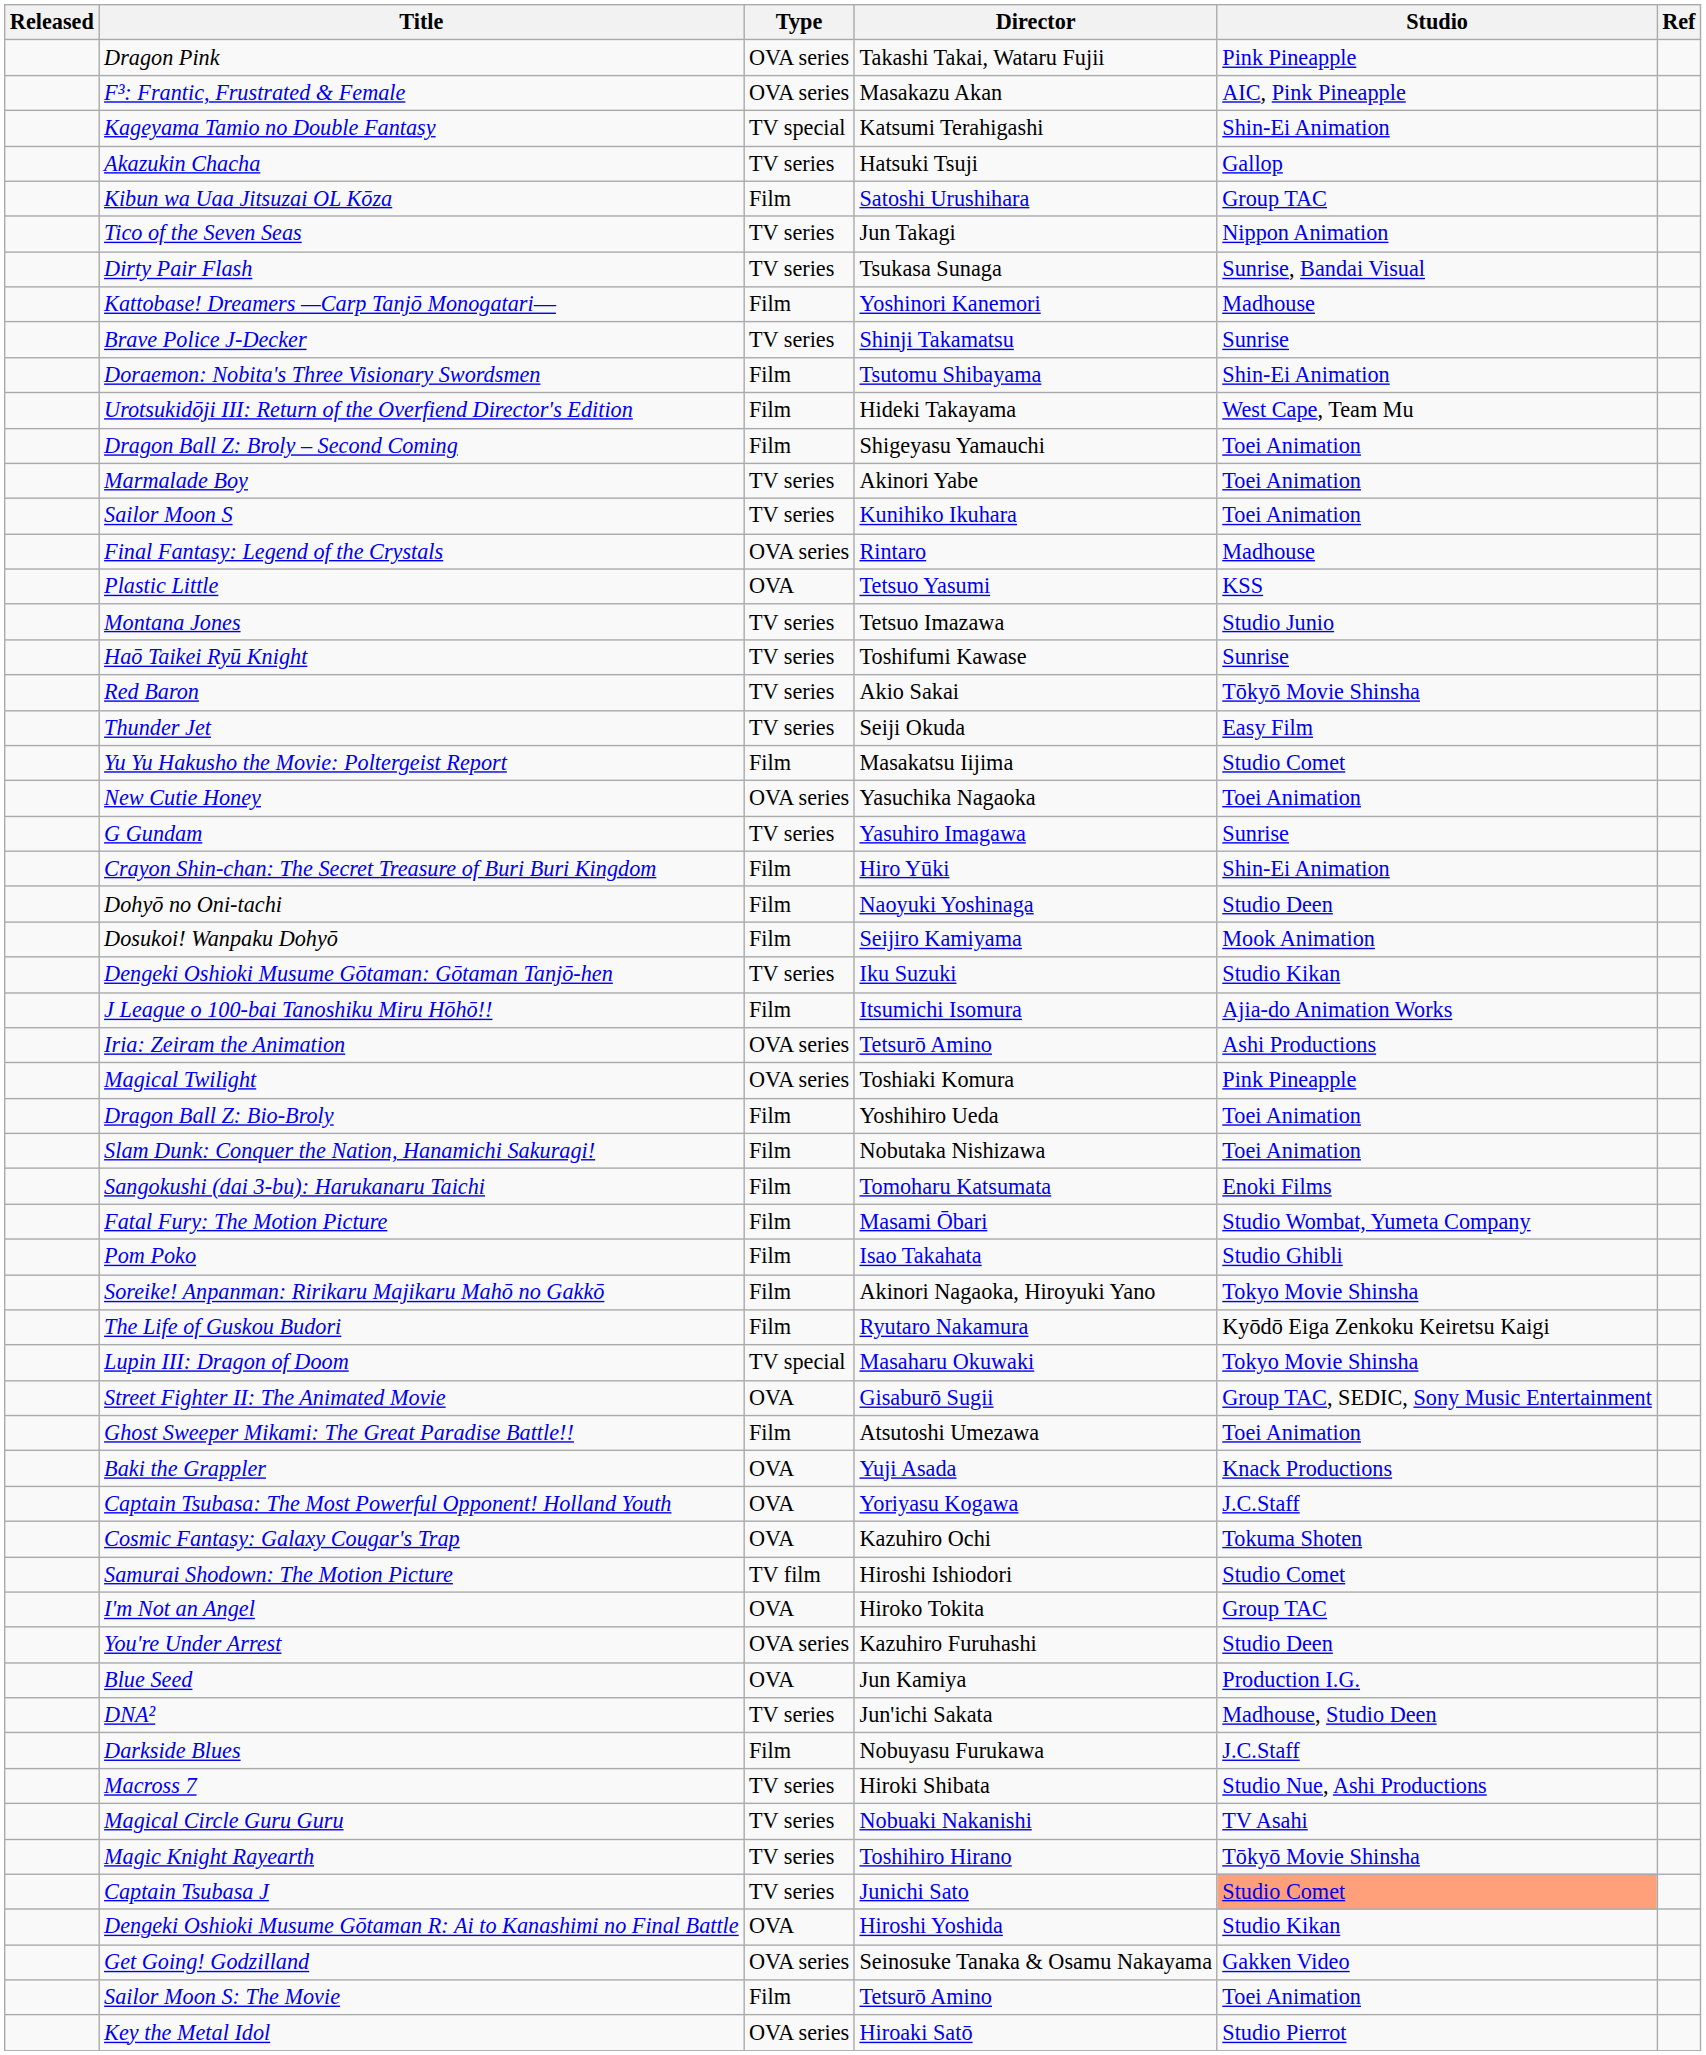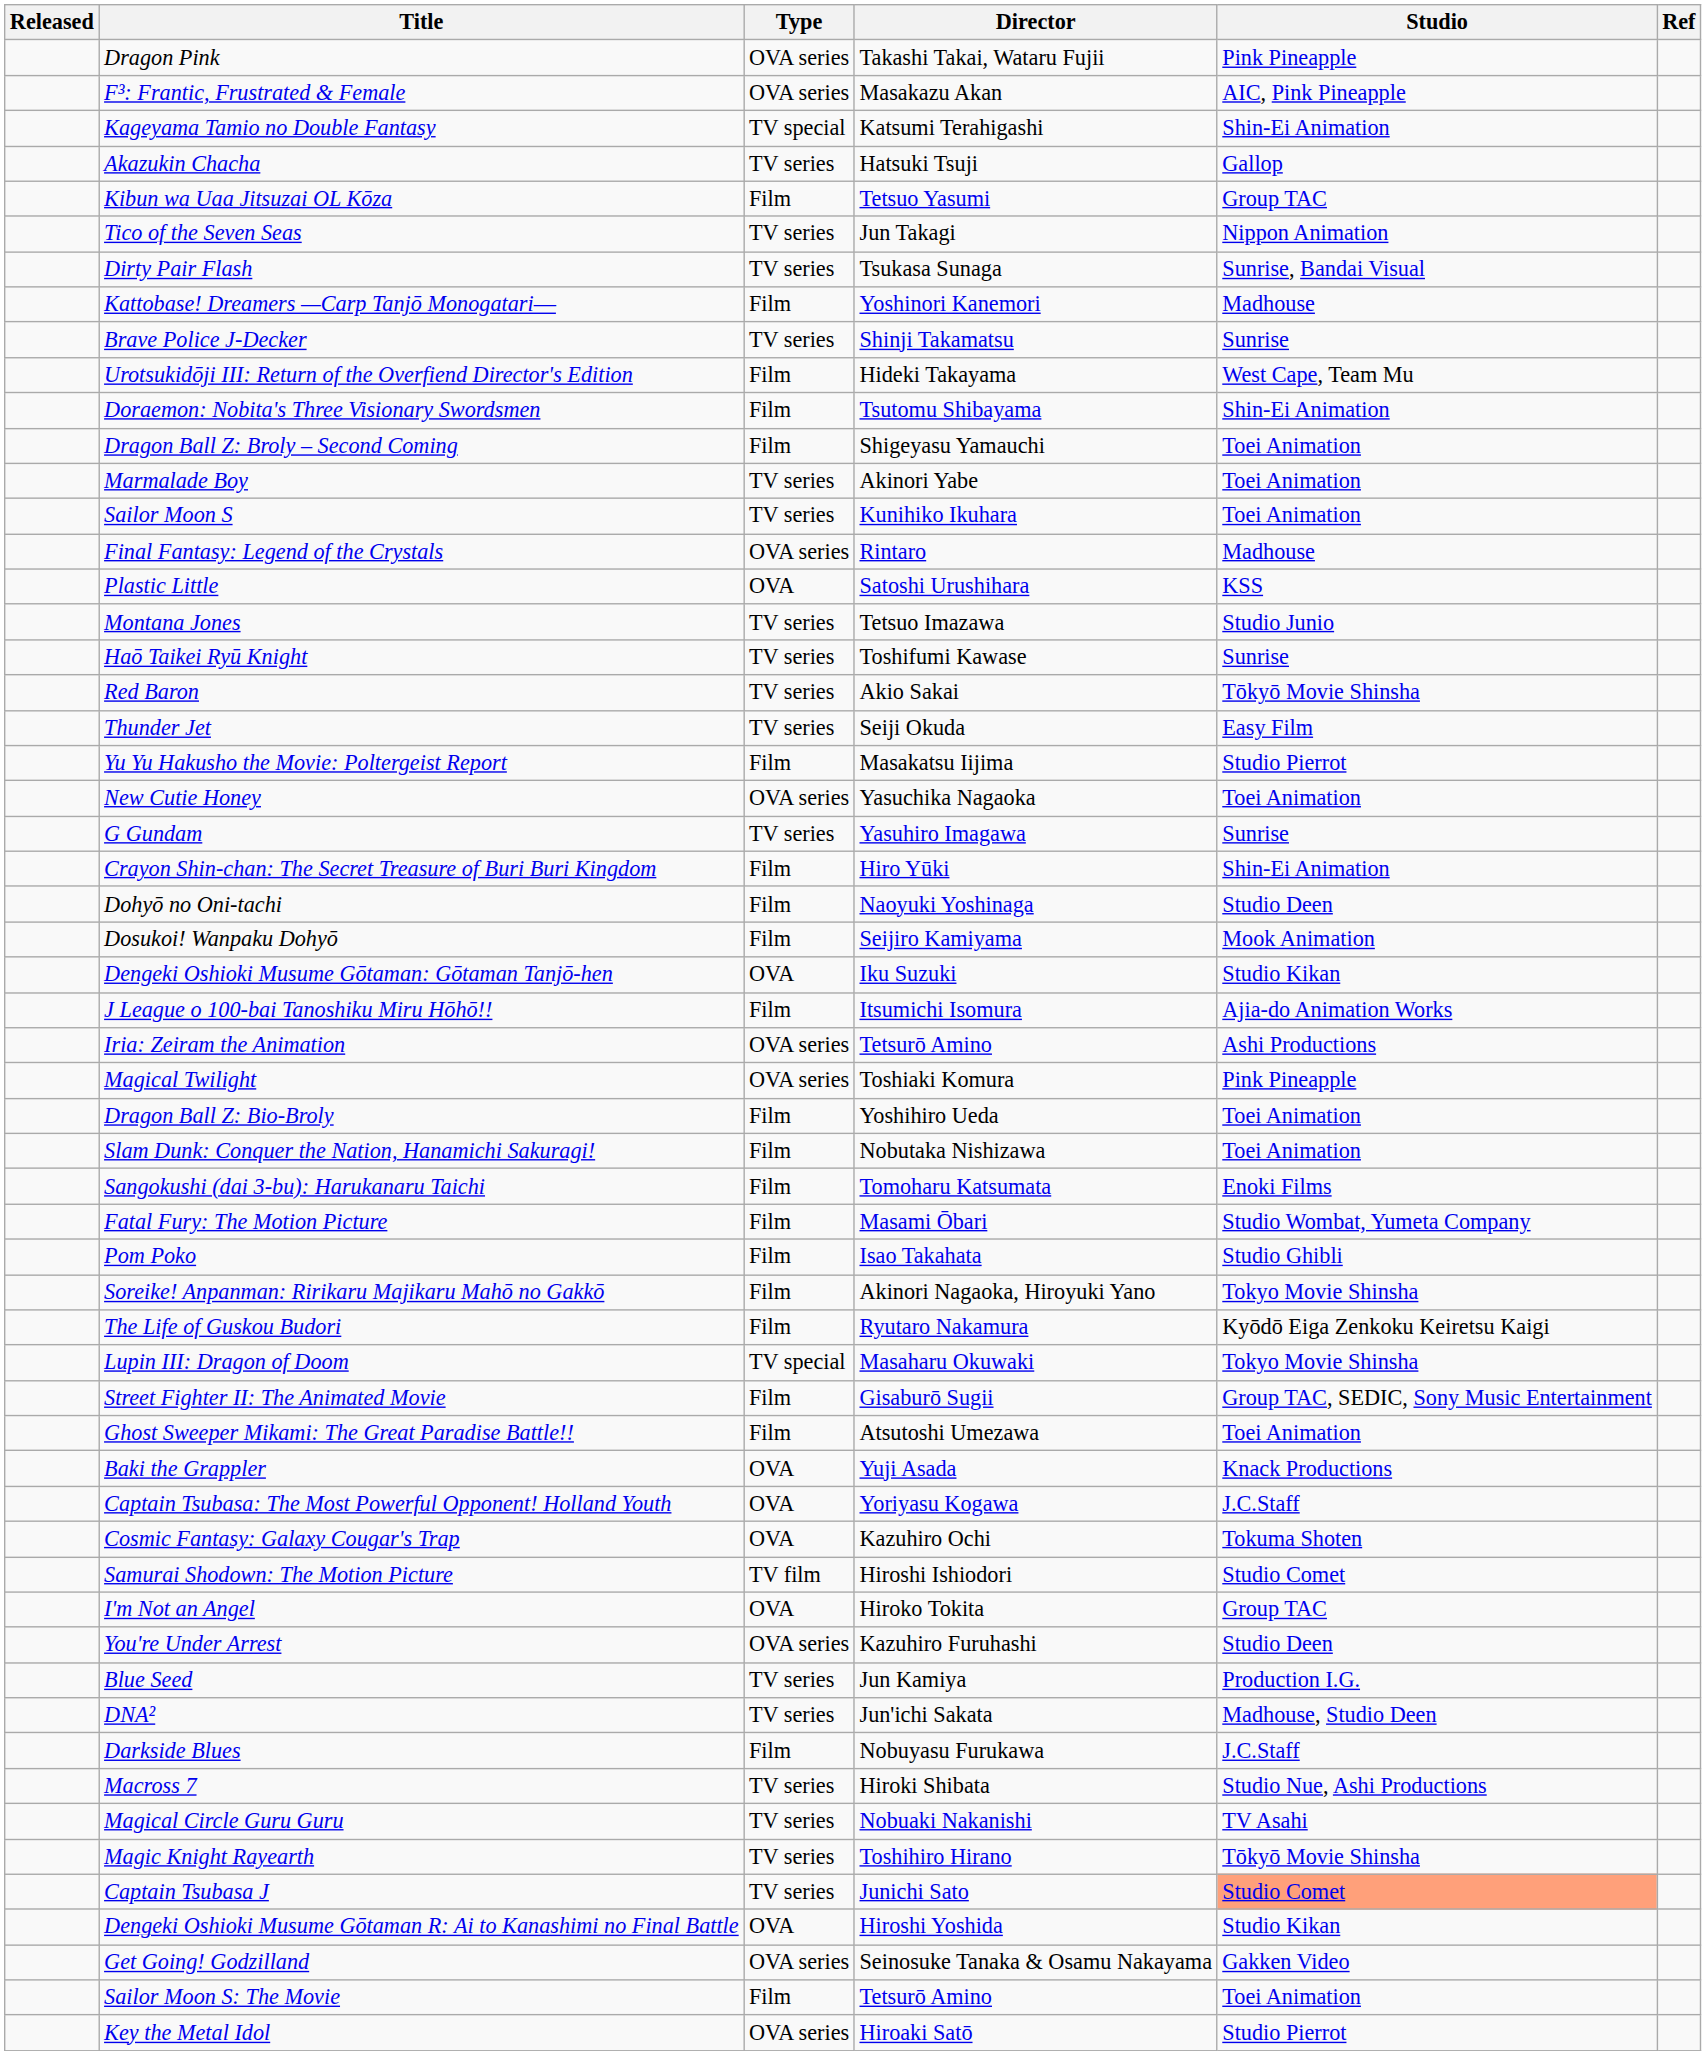(944, 198) Satoshi Urushihara -> (925, 198) Tetsuo Yasumi
rows swapped: (368, 410) <-> (322, 374)
(925, 586) Tetsuo Yasumi -> (944, 586) Satoshi Urushihara
(1284, 762) Studio Comet -> (1284, 762) Studio Pierrot
(792, 974) TV series -> (772, 974) OVA
(772, 1397) OVA -> (770, 1397) Film
(772, 1679) OVA -> (792, 1679) TV series
